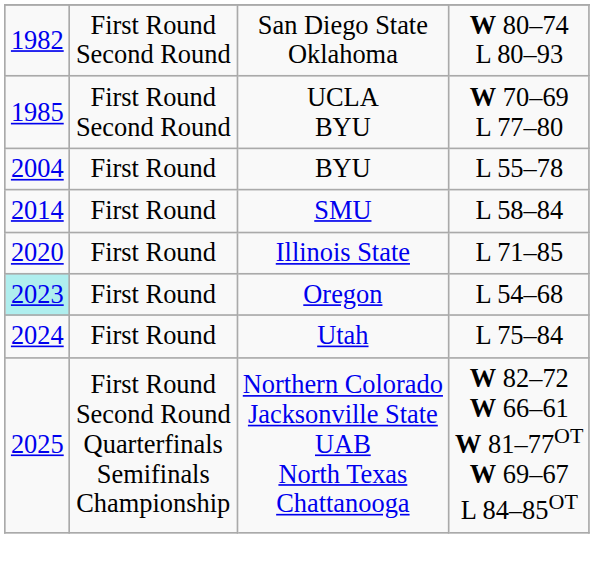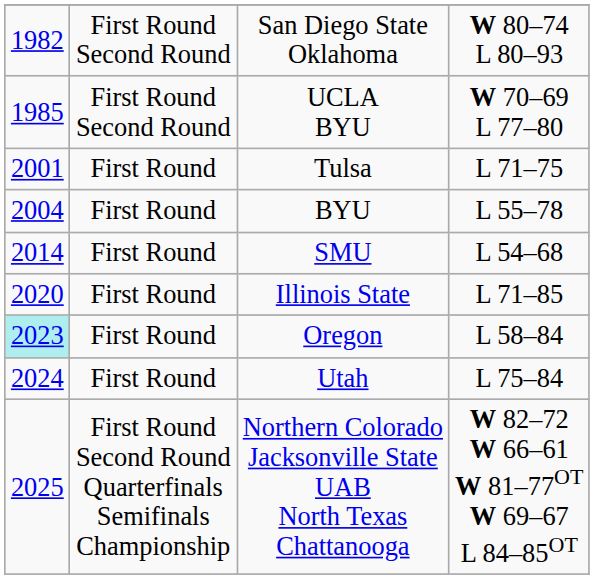+ row: (343, 168)
(519, 210) L 58–84 -> (519, 252) L 54–68
(519, 294) L 54–68 -> (519, 336) L 58–84
